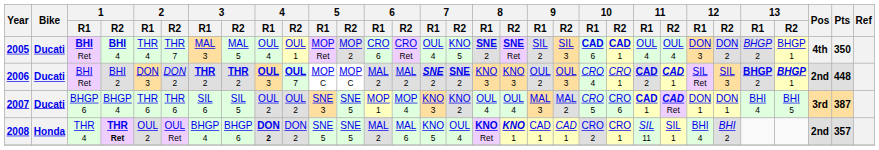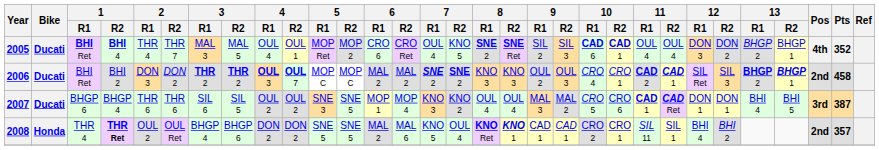(842, 50) 350 -> (842, 50) 352
(842, 77) 448 -> (842, 77) 458
(268, 132) bold -> (268, 132) normal
